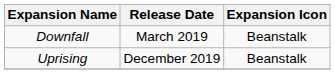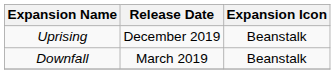rows swapped: (62, 36) <-> (62, 58)
